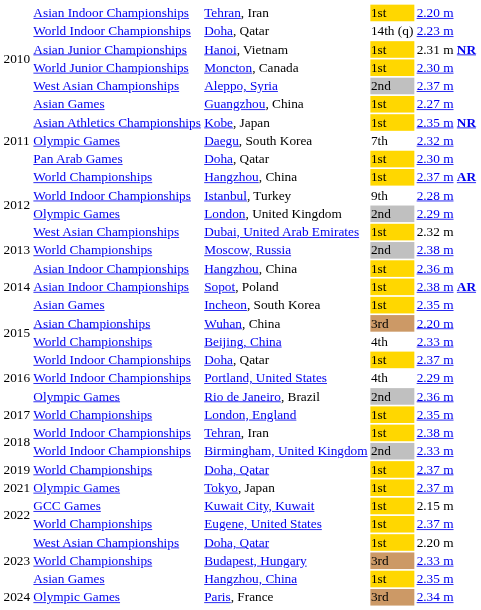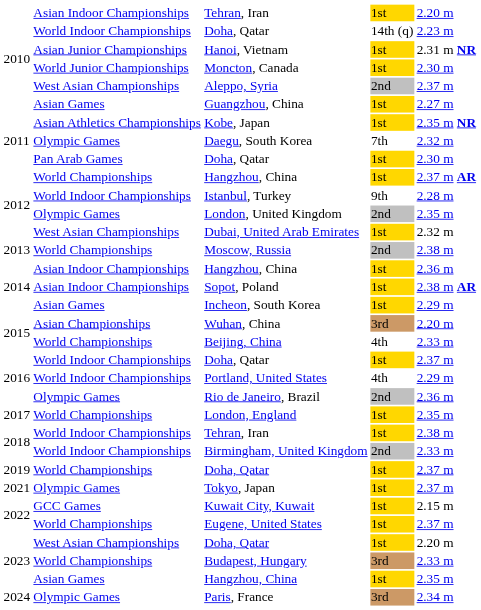(435, 213) 2.29 m -> (435, 213) 2.35 m
(435, 305) 2.35 m -> (435, 305) 2.29 m
